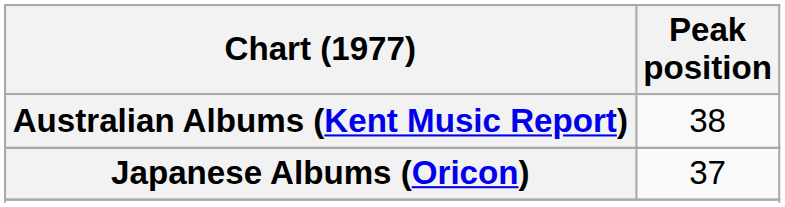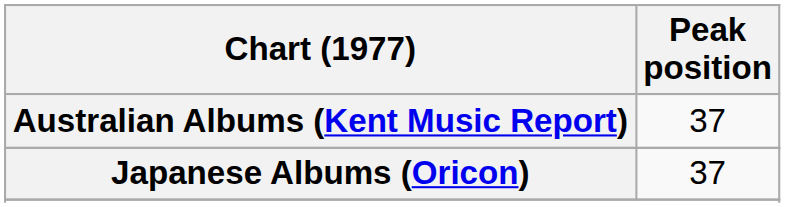(708, 120) 38 -> (708, 120) 37
